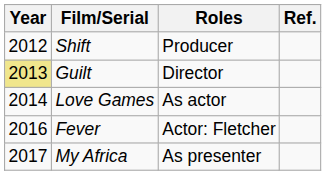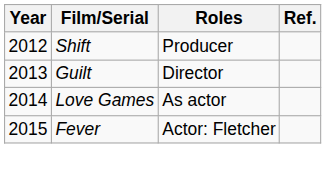(28, 73) khaki background -> (28, 73) no background
(28, 128) 2016 -> (28, 128) 2015
- row: (91, 156)
